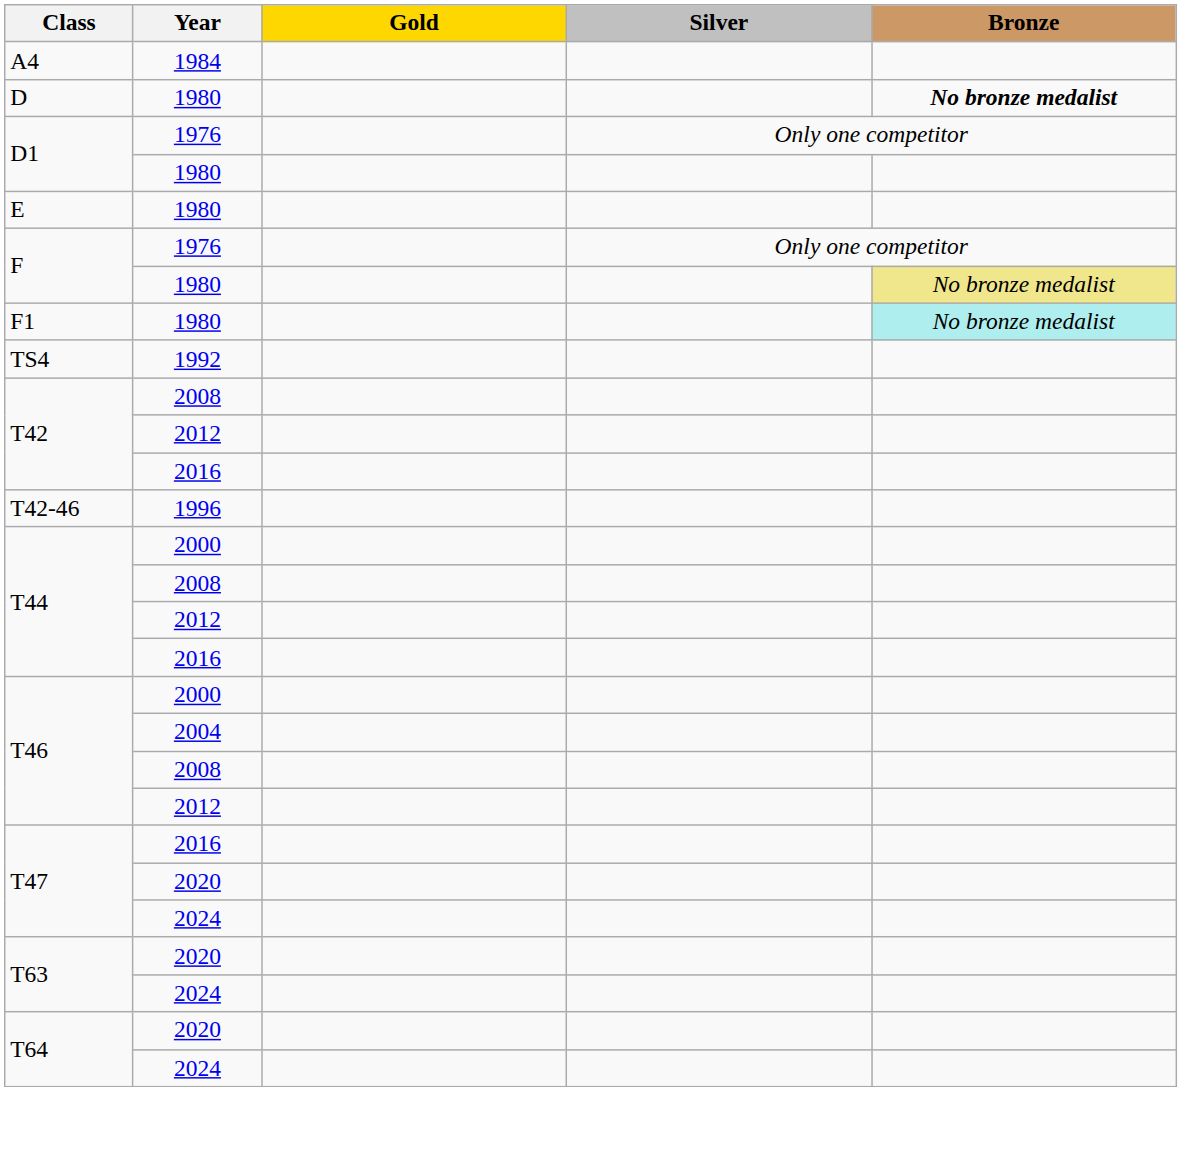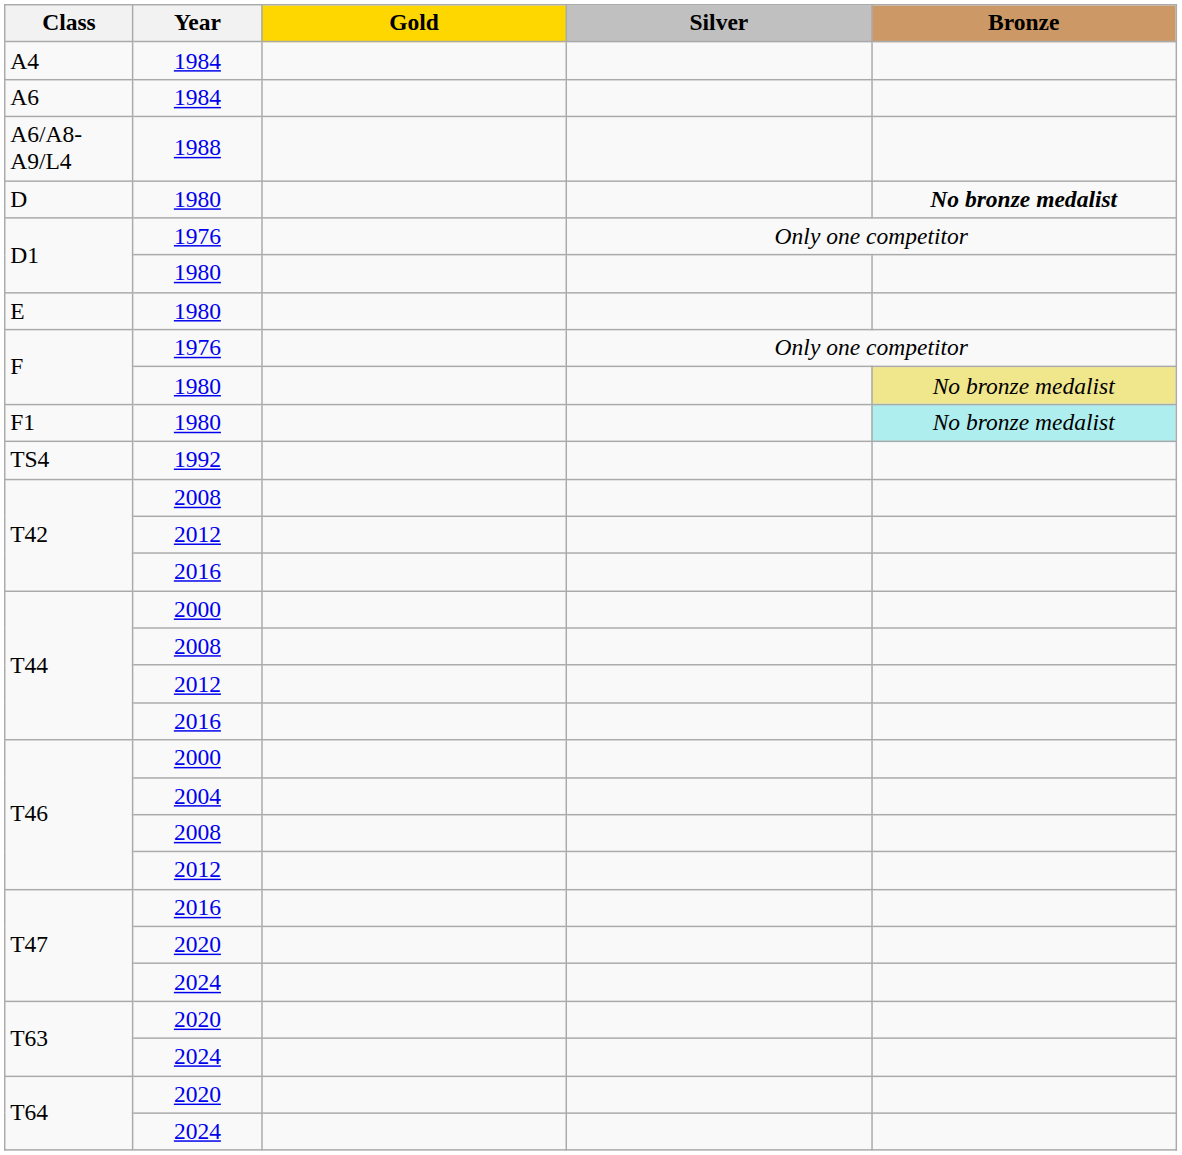+ row: (25, 97)
+ row: (46, 148)
- row: (45, 508)
